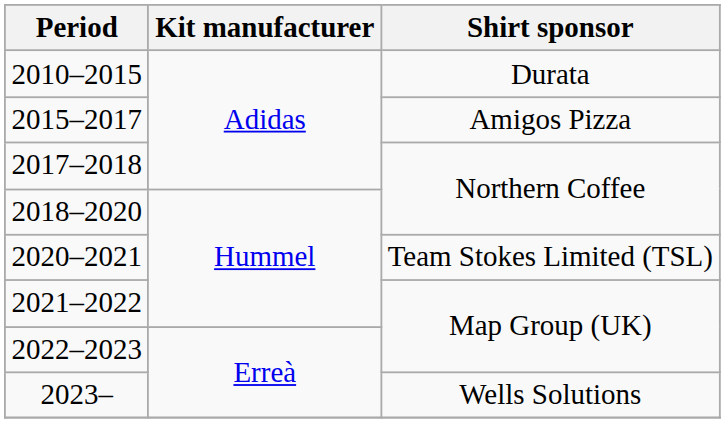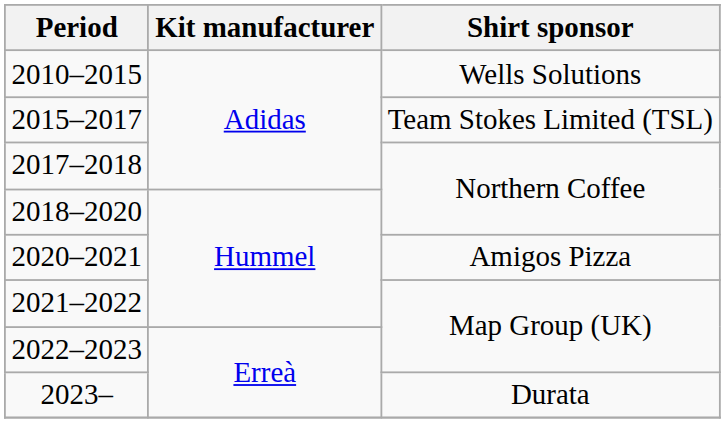(550, 73) Durata -> (550, 73) Wells Solutions
(550, 119) Amigos Pizza -> (550, 119) Team Stokes Limited (TSL)
(550, 257) Team Stokes Limited (TSL) -> (550, 257) Amigos Pizza
(550, 394) Wells Solutions -> (550, 394) Durata
